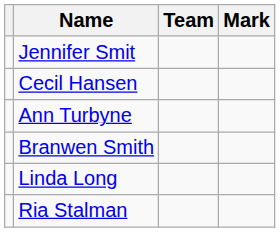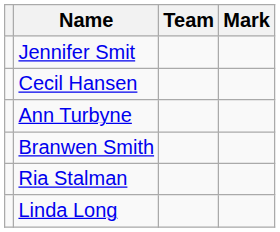rows swapped: (73, 210) <-> (68, 178)
